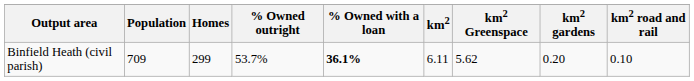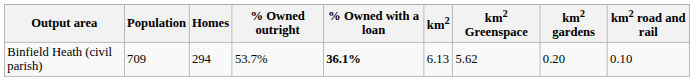(201, 59) 299 -> (201, 59) 294
(438, 59) 6.11 -> (438, 59) 6.13
